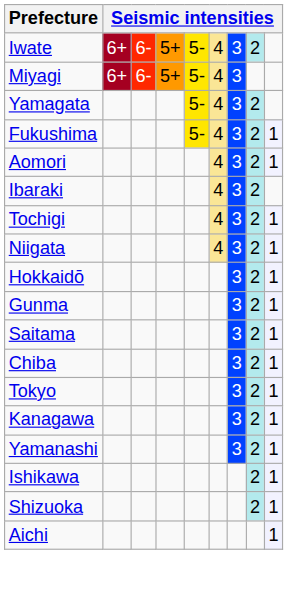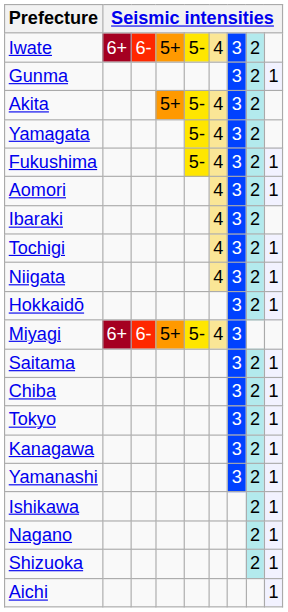rows swapped: (35, 76) <-> (38, 305)
+ row: (29, 104)
+ row: (40, 534)
